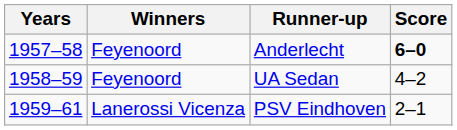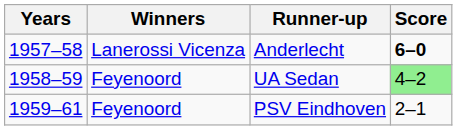(136, 49) Feyenoord -> (168, 49) Lanerossi Vicenza
(411, 79) no background -> (411, 79) lightgreen background
(168, 109) Lanerossi Vicenza -> (136, 109) Feyenoord
